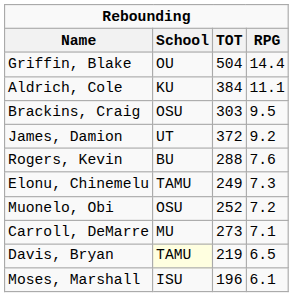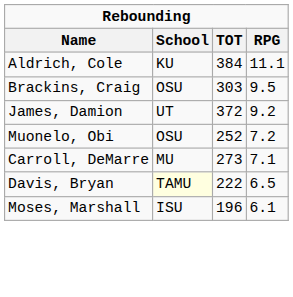- row: (70, 64)
- row: (65, 160)
- row: (79, 184)
(229, 256) 219 -> (229, 184) 222
